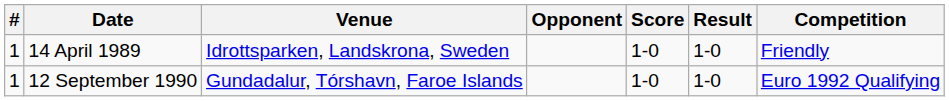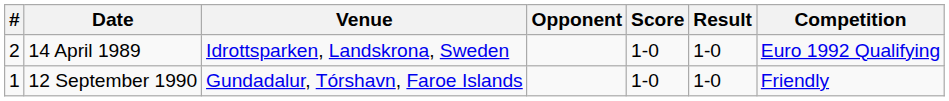(14, 50) 1 -> (14, 50) 2
(795, 50) Friendly -> (850, 50) Euro 1992 Qualifying
(850, 80) Euro 1992 Qualifying -> (795, 80) Friendly
